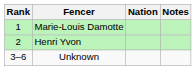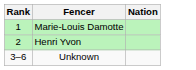- column: (176, 12)
